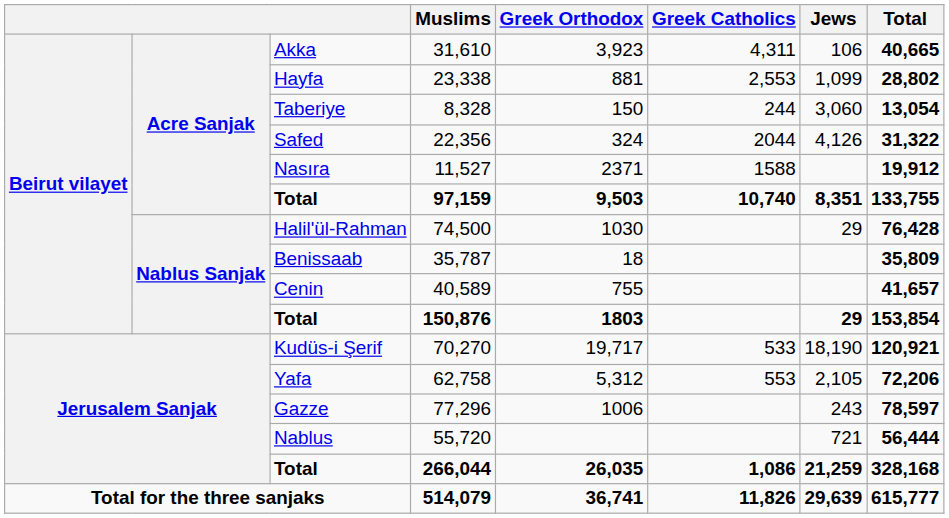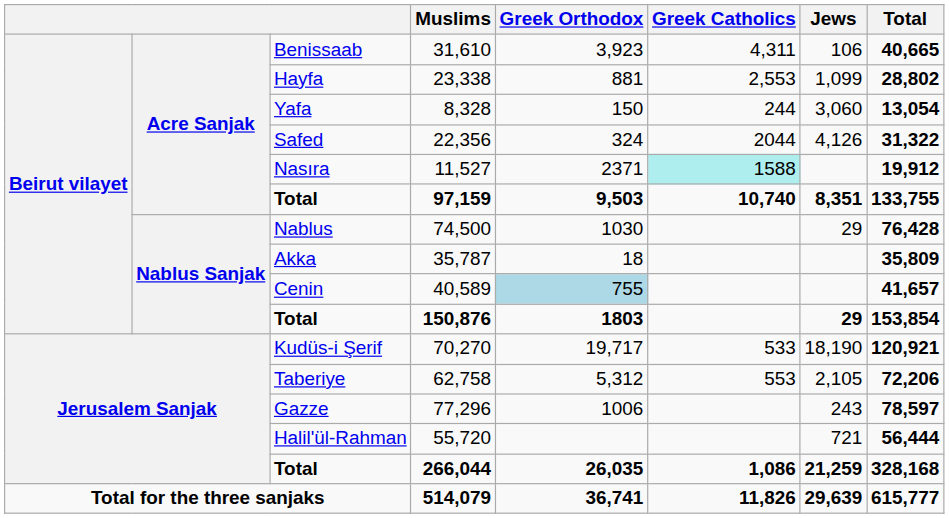(295, 49) Akka -> (318, 49) Benissaab
(310, 109) Taberiye -> (293, 109) Yafa
(775, 169) no background -> (775, 169) paleturquoise background
(340, 229) Halil'ül-Rahman -> (303, 229) Nablus
(318, 259) Benissaab -> (295, 259) Akka
(628, 288) no background -> (628, 288) lightblue background
(293, 378) Yafa -> (310, 378) Taberiye
(303, 438) Nablus -> (340, 438) Halil'ül-Rahman
